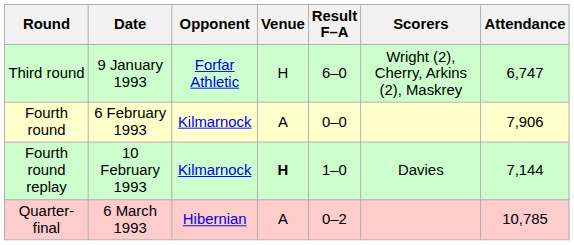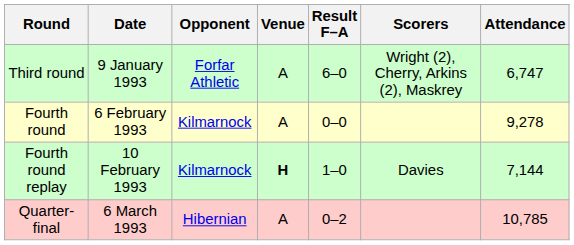(283, 73) H -> (283, 73) A
(525, 122) 7,906 -> (525, 122) 9,278
